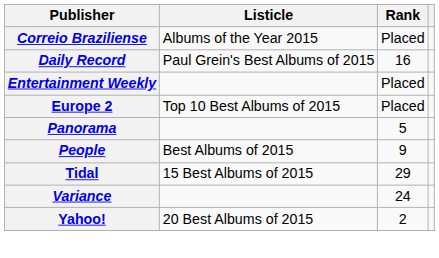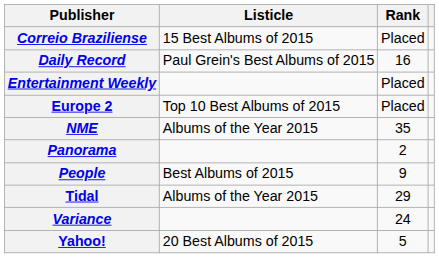(240, 38) Albums of the Year 2015 -> (238, 38) 15 Best Albums of 2015
+ row: (82, 128)
(403, 128) 5 -> (403, 151) 2
(238, 173) 15 Best Albums of 2015 -> (240, 196) Albums of the Year 2015
(403, 219) 2 -> (403, 241) 5
